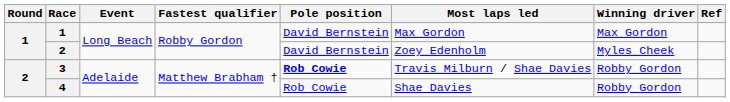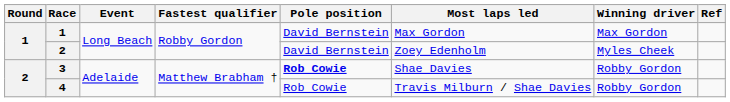(493, 69) Travis Milburn / Shae Davies -> (433, 69) Shae Davies
(433, 88) Shae Davies -> (493, 88) Travis Milburn / Shae Davies
